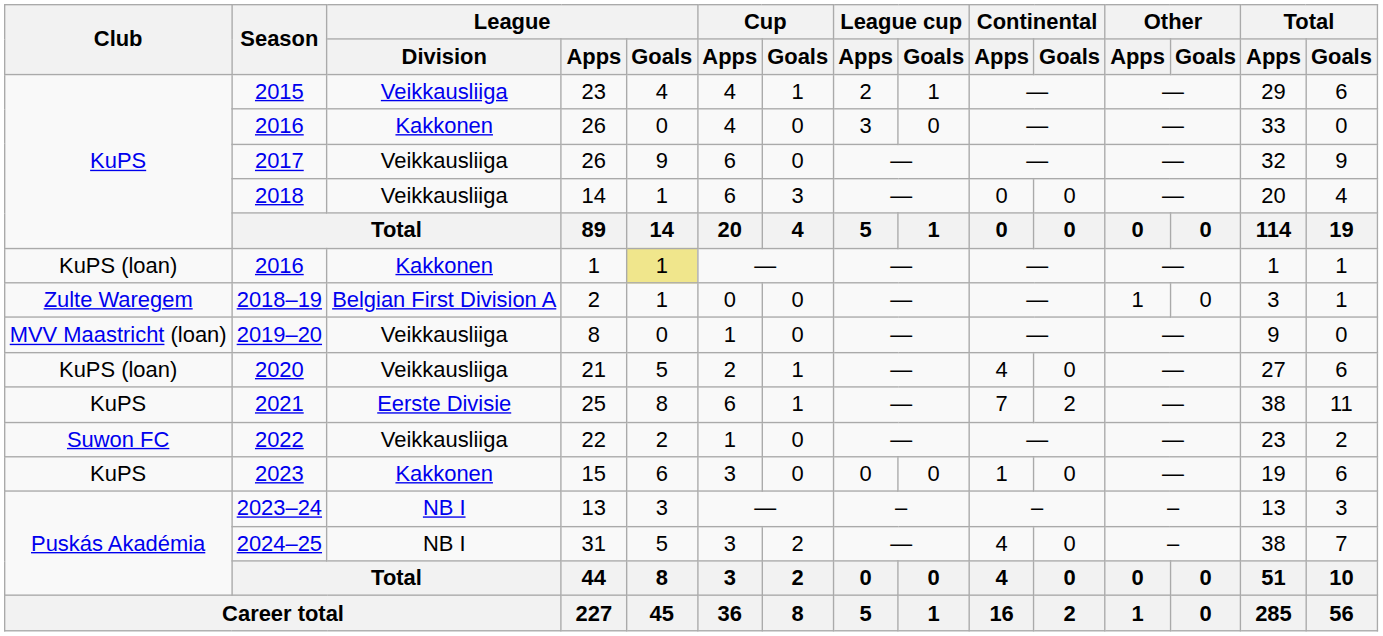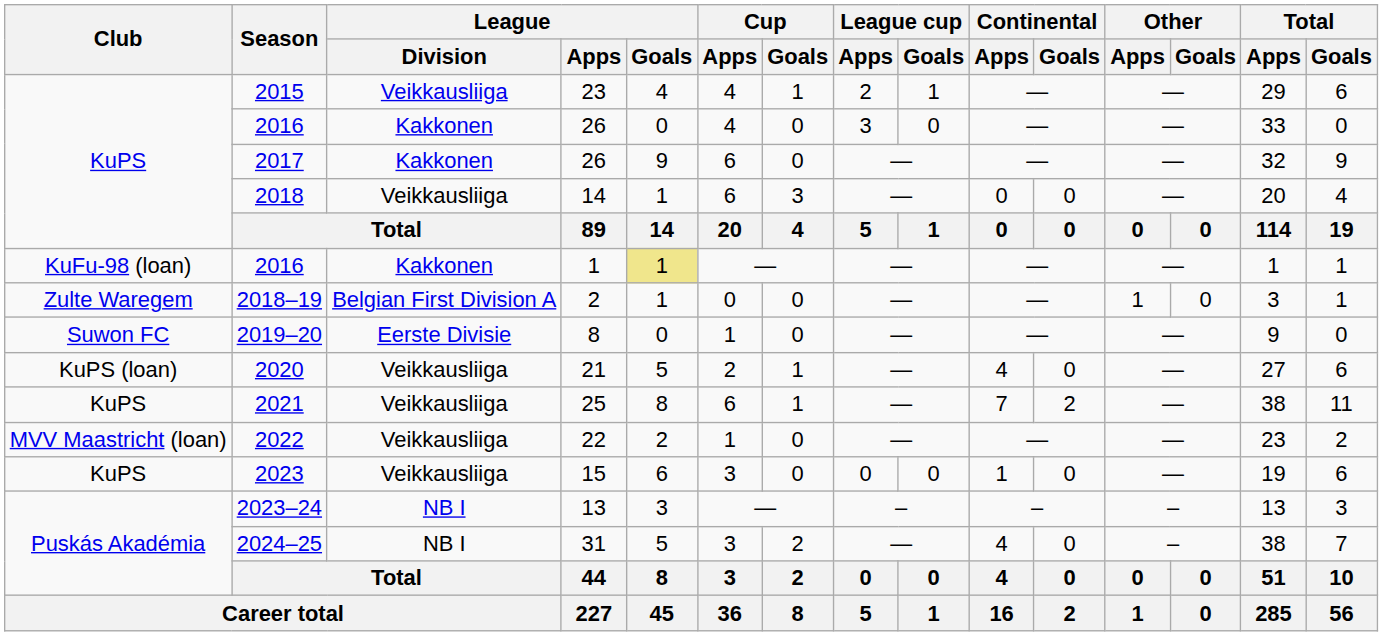(444, 160) Veikkausliiga -> (444, 160) Kakkonen
(118, 265) KuPS (loan) -> (118, 265) KuFu-98 (loan)
(118, 334) MVV Maastricht (loan) -> (118, 334) Suwon FC
(444, 334) Veikkausliiga -> (444, 334) Eerste Divisie
(444, 404) Eerste Divisie -> (444, 404) Veikkausliiga
(118, 439) Suwon FC -> (118, 439) MVV Maastricht (loan)
(444, 473) Kakkonen -> (444, 473) Veikkausliiga
